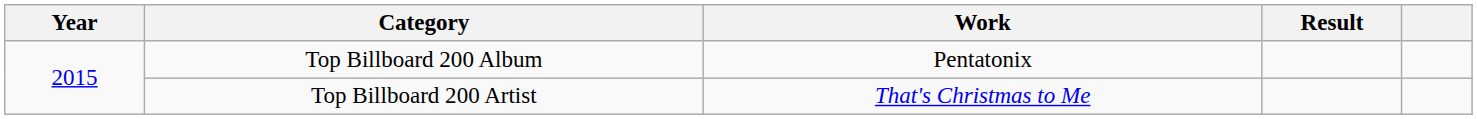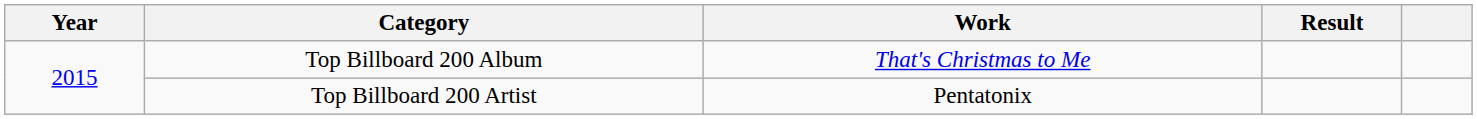(983, 59) Pentatonix -> (983, 59) That's Christmas to Me
(983, 95) That's Christmas to Me -> (983, 95) Pentatonix
